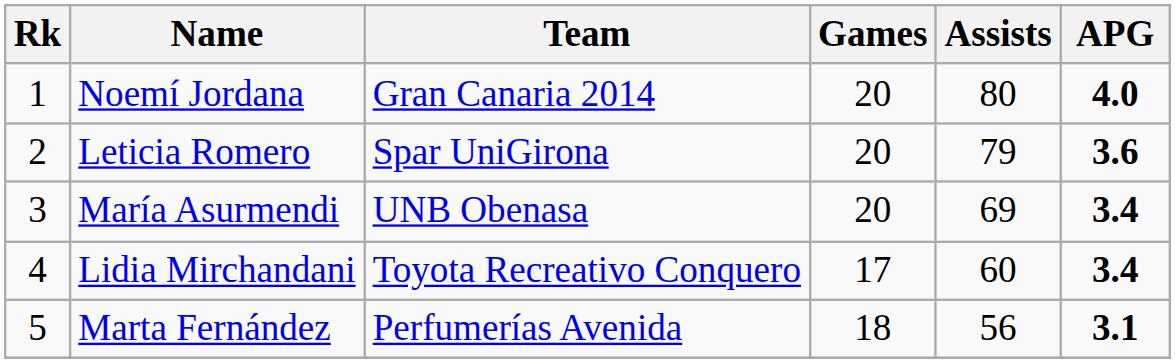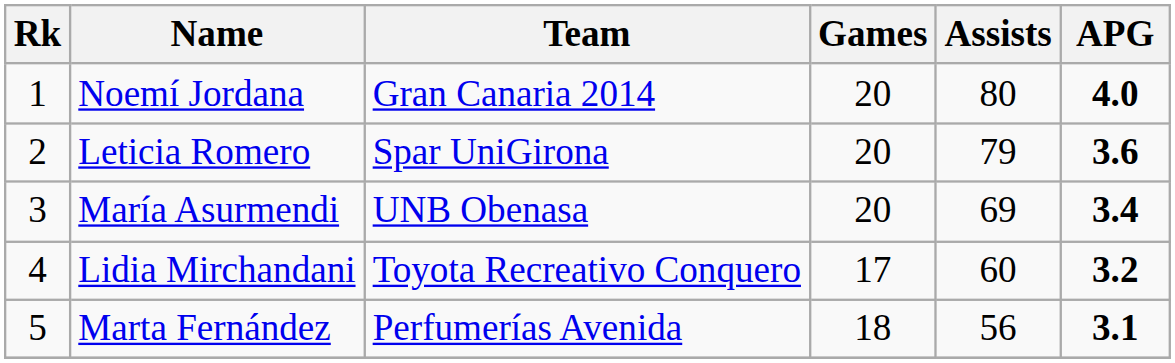(1115, 269) 3.4 -> (1115, 269) 3.2
